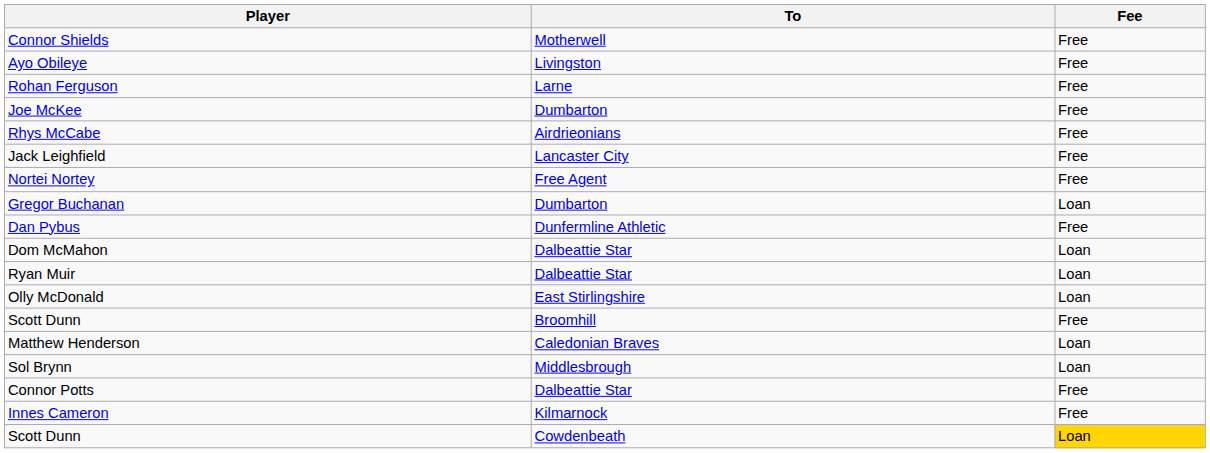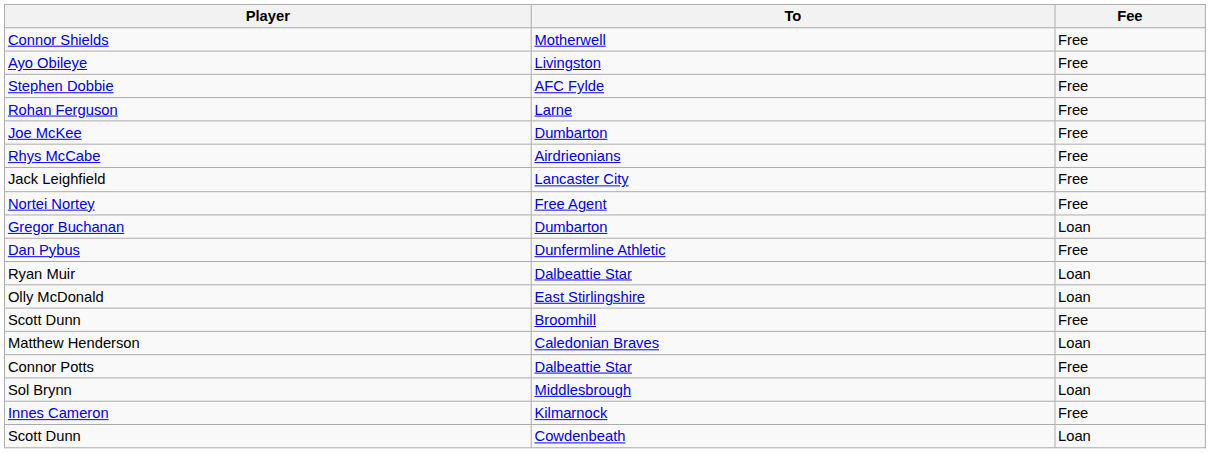+ row: (61, 86)
- row: (58, 250)
rows swapped: (51, 390) <-> (40, 366)
(1074, 436) gold background -> (1074, 436) no background
